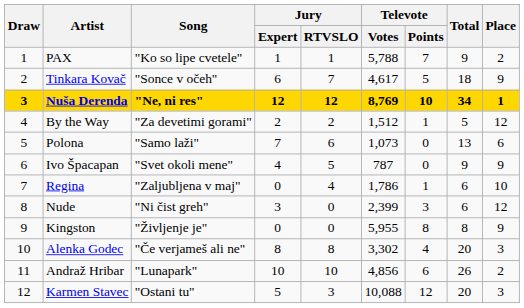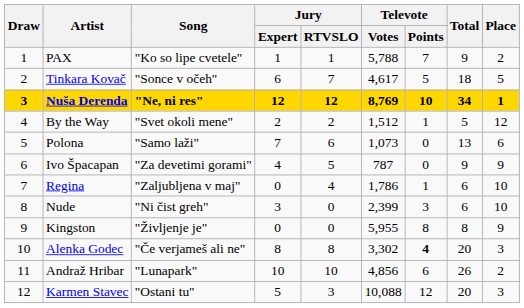(501, 79) 9 -> (501, 79) 5
(193, 121) "Za devetimi gorami" -> (184, 121) "Svet okoli mene"
(184, 164) "Svet okoli mene" -> (193, 164) "Za devetimi gorami"
(501, 206) 12 -> (501, 206) 10
(426, 249) normal -> (426, 249) bold
